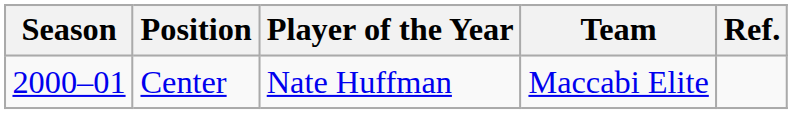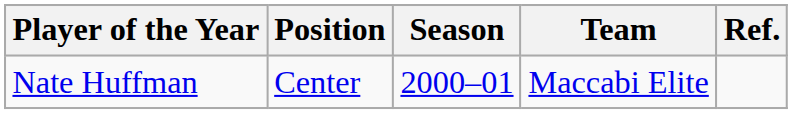columns swapped: (69, 30) <-> (390, 30)
